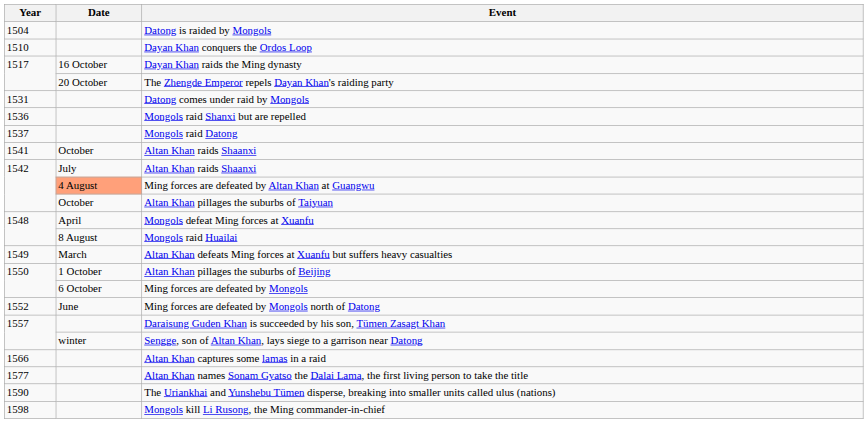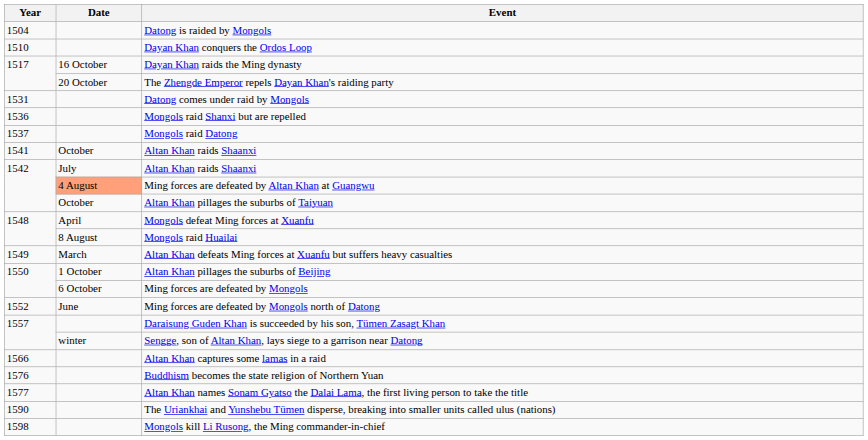+ row: (18, 375)
